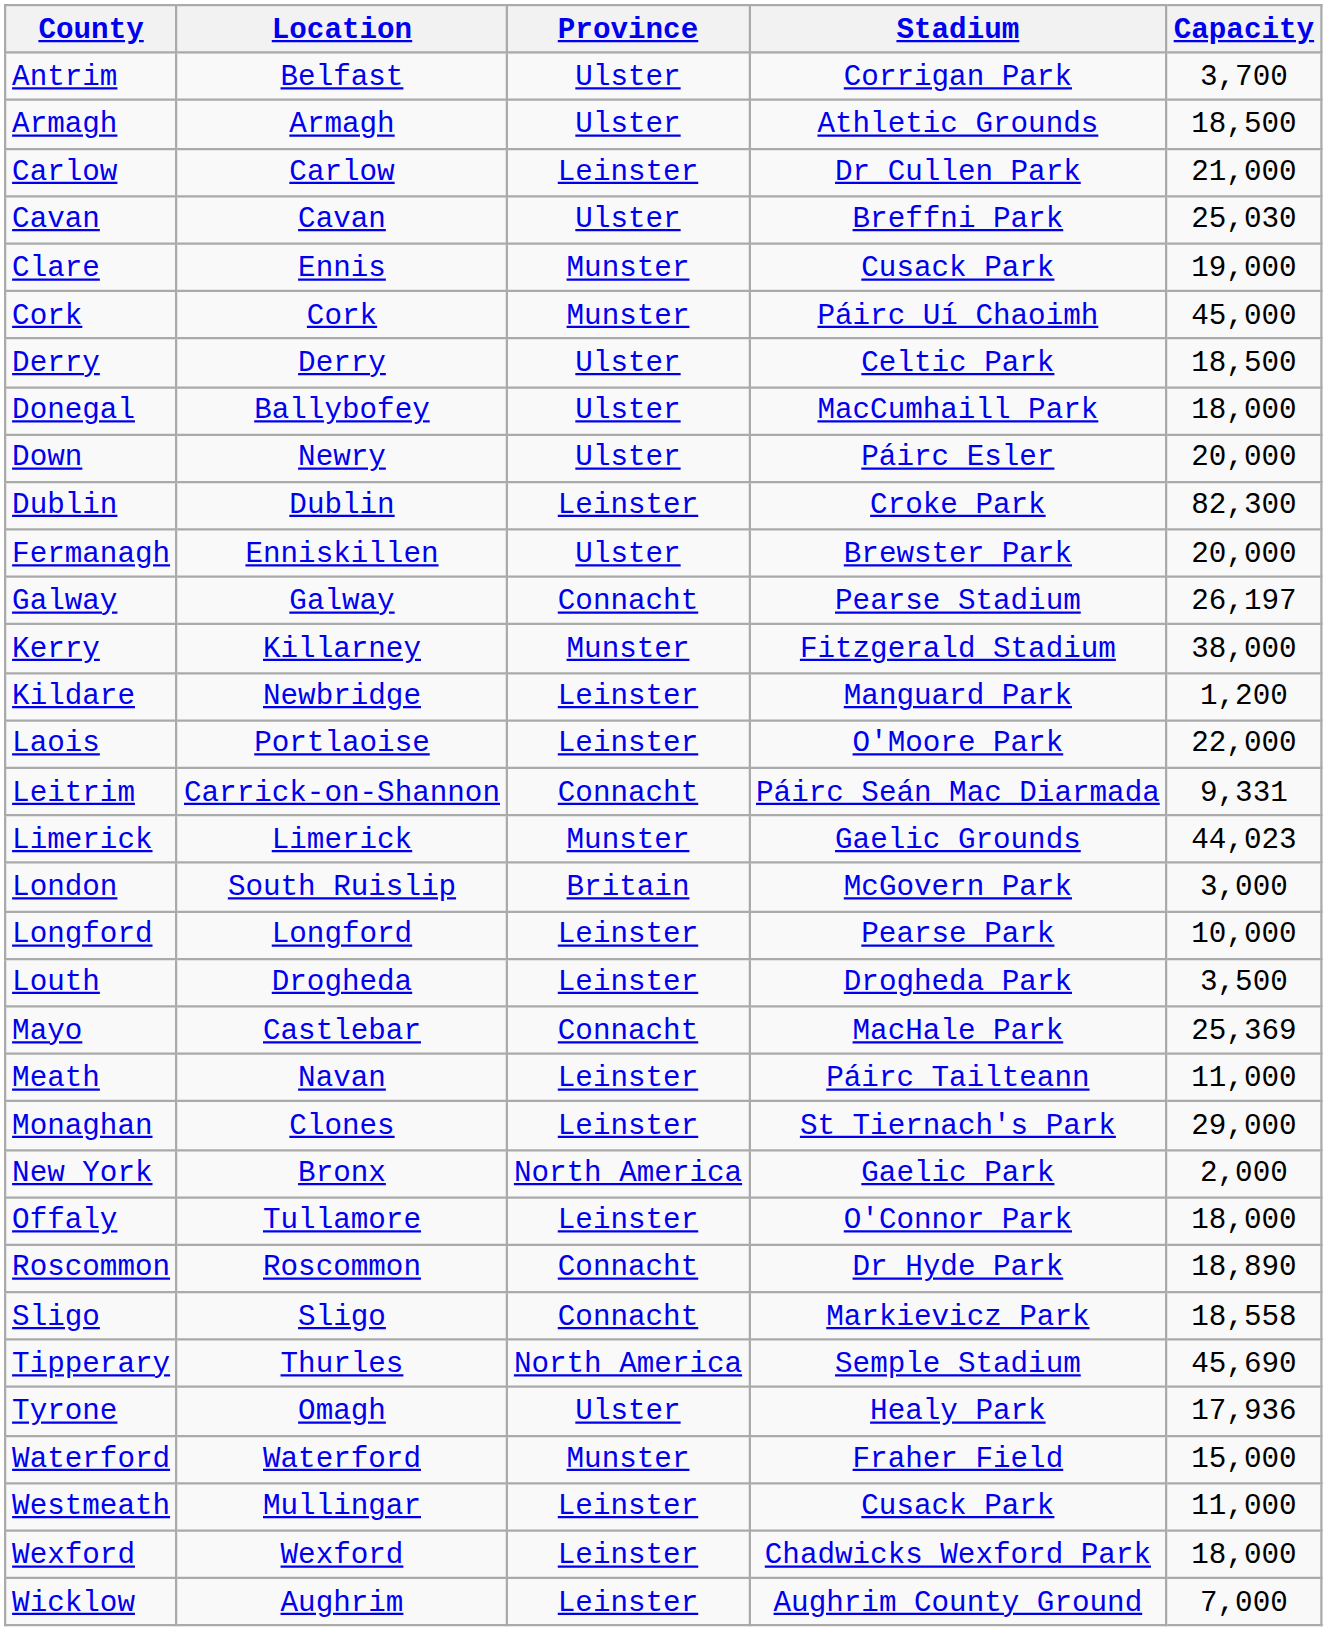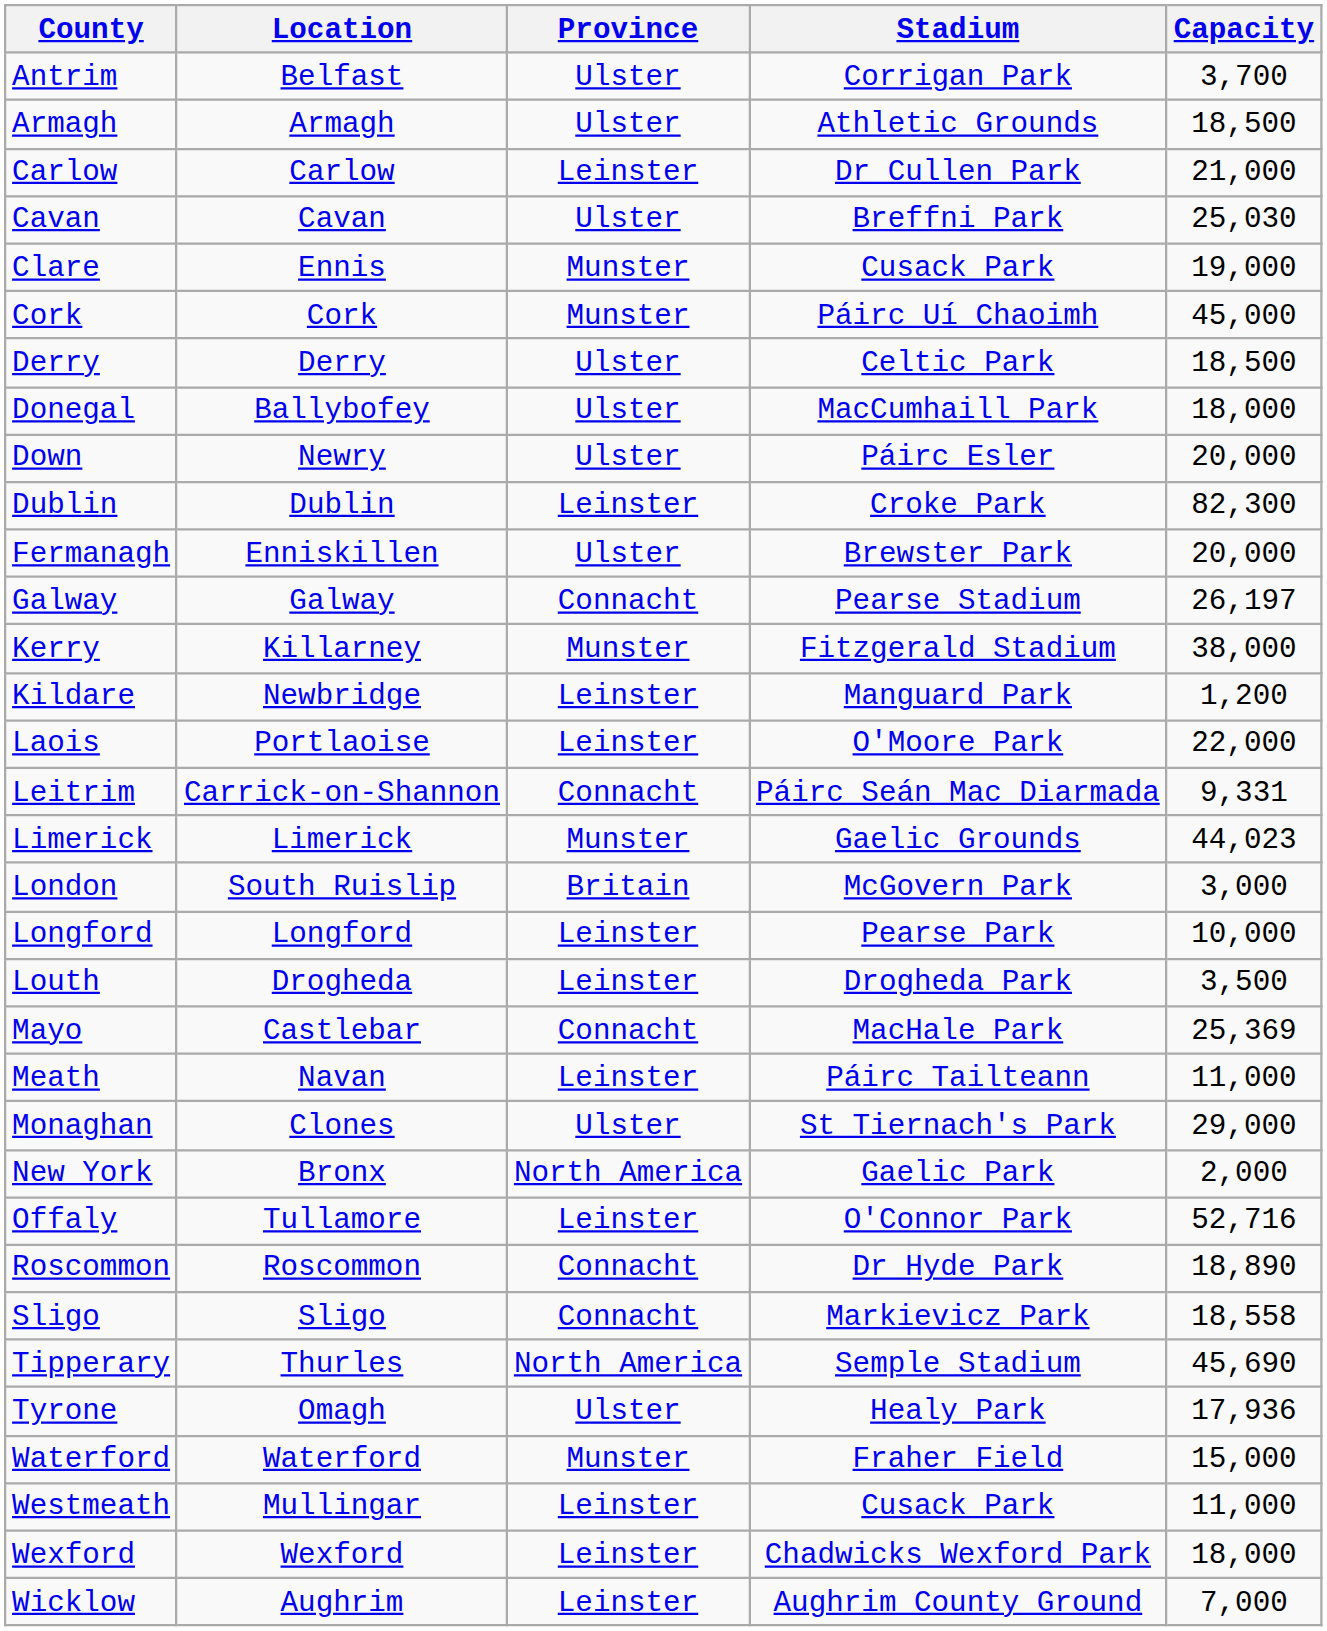(628, 1125) Leinster -> (628, 1125) Ulster
(1244, 1221) 18,000 -> (1244, 1221) 52,716
